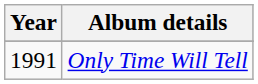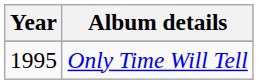(33, 60) 1991 -> (33, 60) 1995
